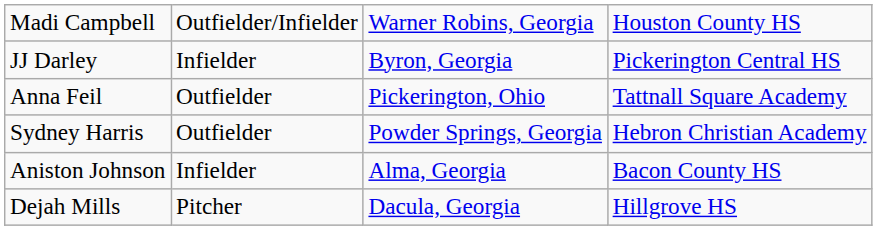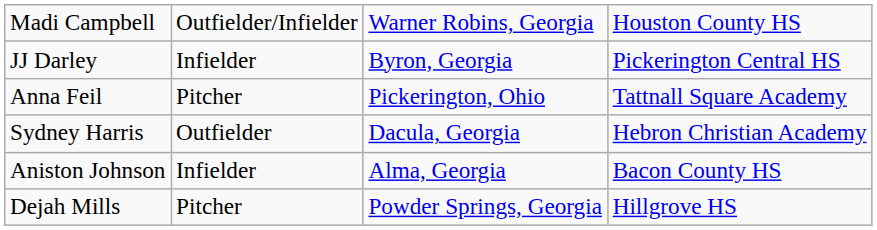(224, 96) Outfielder -> (209, 96) Pitcher
(485, 133) Powder Springs, Georgia -> (444, 133) Dacula, Georgia
(444, 206) Dacula, Georgia -> (485, 206) Powder Springs, Georgia
